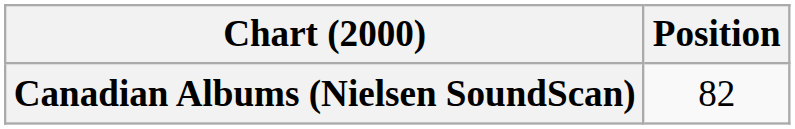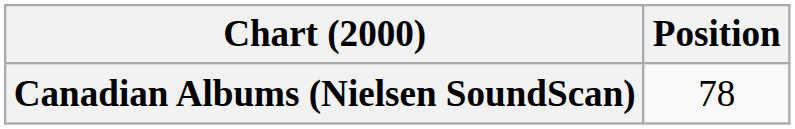(717, 92) 82 -> (717, 92) 78
